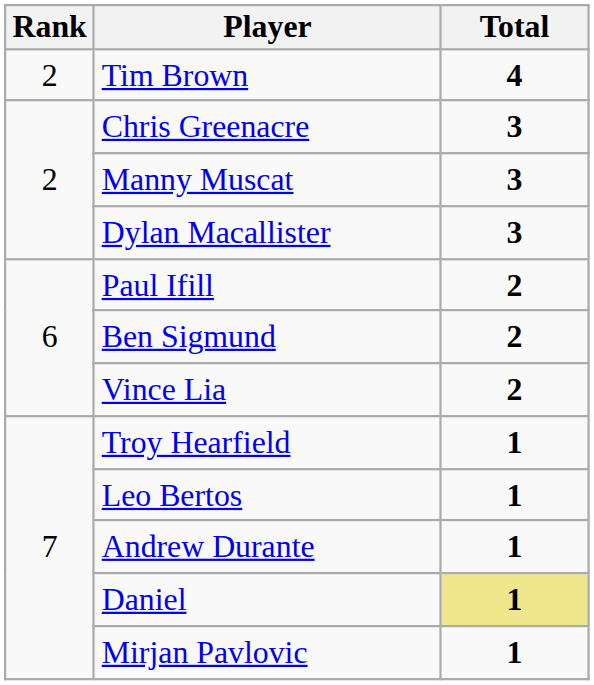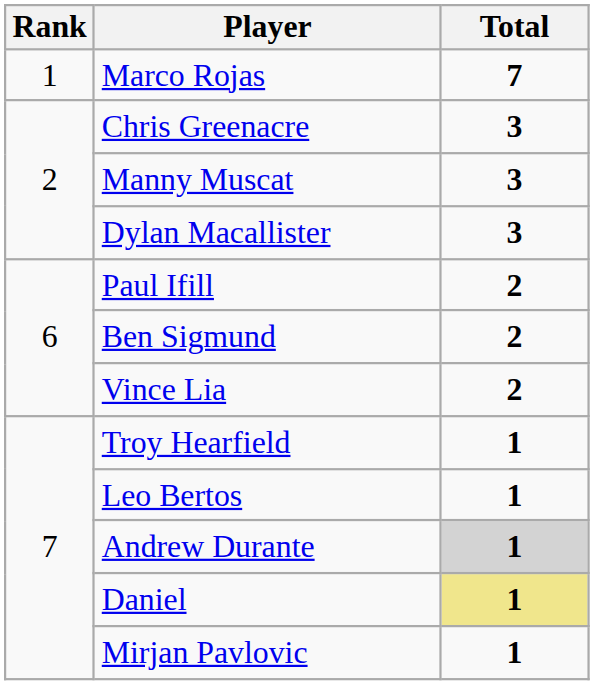+ row: (183, 74)
- row: (175, 74)
(514, 547) no background -> (514, 547) lightgrey background
